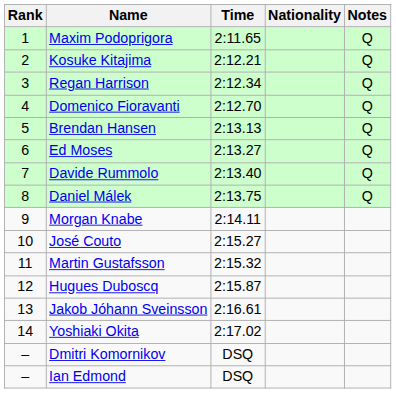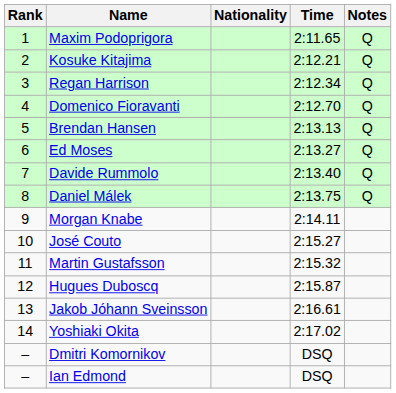columns swapped: (304, 15) <-> (238, 15)
